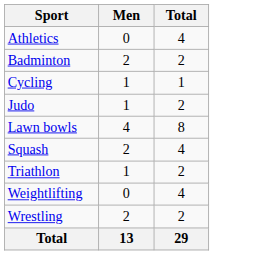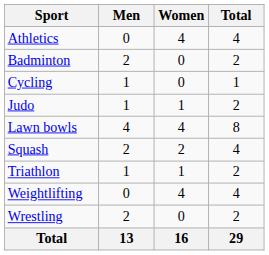+ column: (181, 15)
